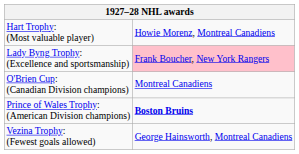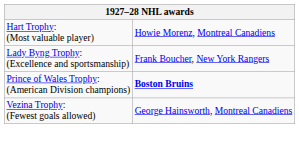(202, 58) pink background -> (202, 58) no background
- row: (68, 84)
